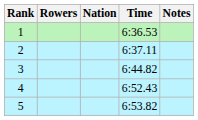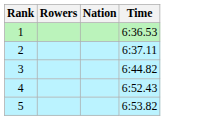- column: (177, 13)
